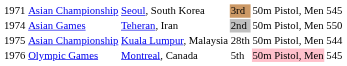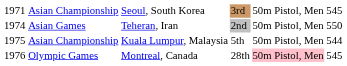(240, 40) 28th -> (238, 40) 5th
(238, 55) 5th -> (240, 55) 28th
